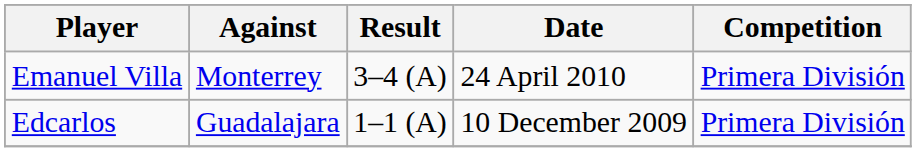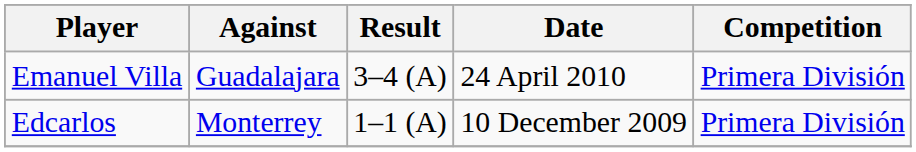(259, 75) Monterrey -> (268, 75) Guadalajara
(268, 122) Guadalajara -> (259, 122) Monterrey
